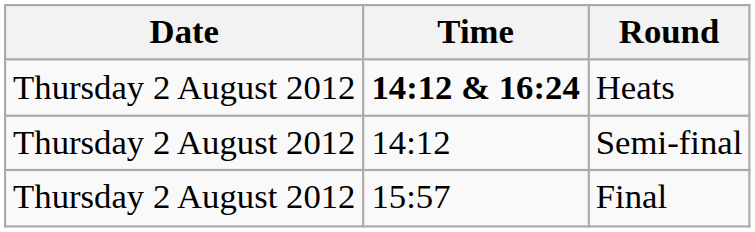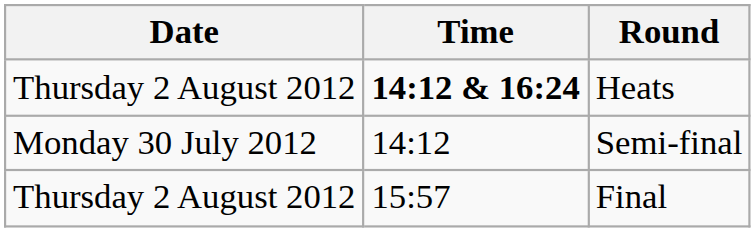(184, 142) Thursday 2 August 2012 -> (165, 142) Monday 30 July 2012
